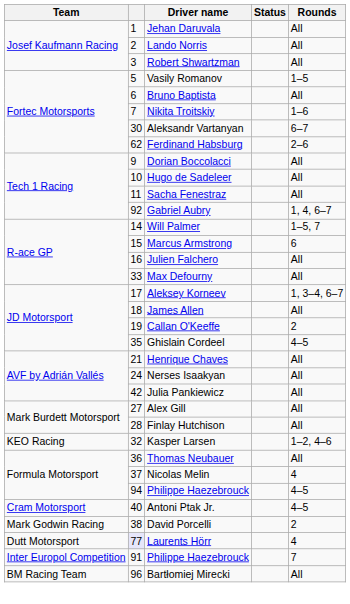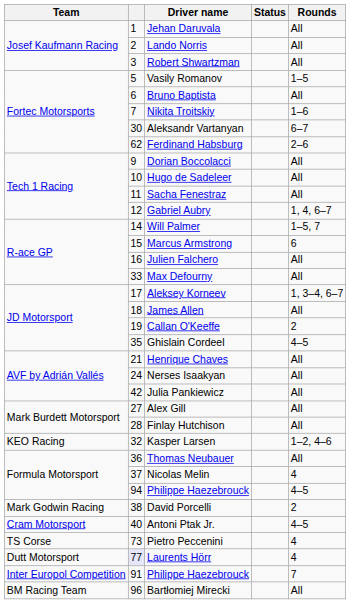(136, 210) 92 -> (136, 210) 12
rows swapped: (55, 524) <-> (46, 507)
+ row: (29, 540)
